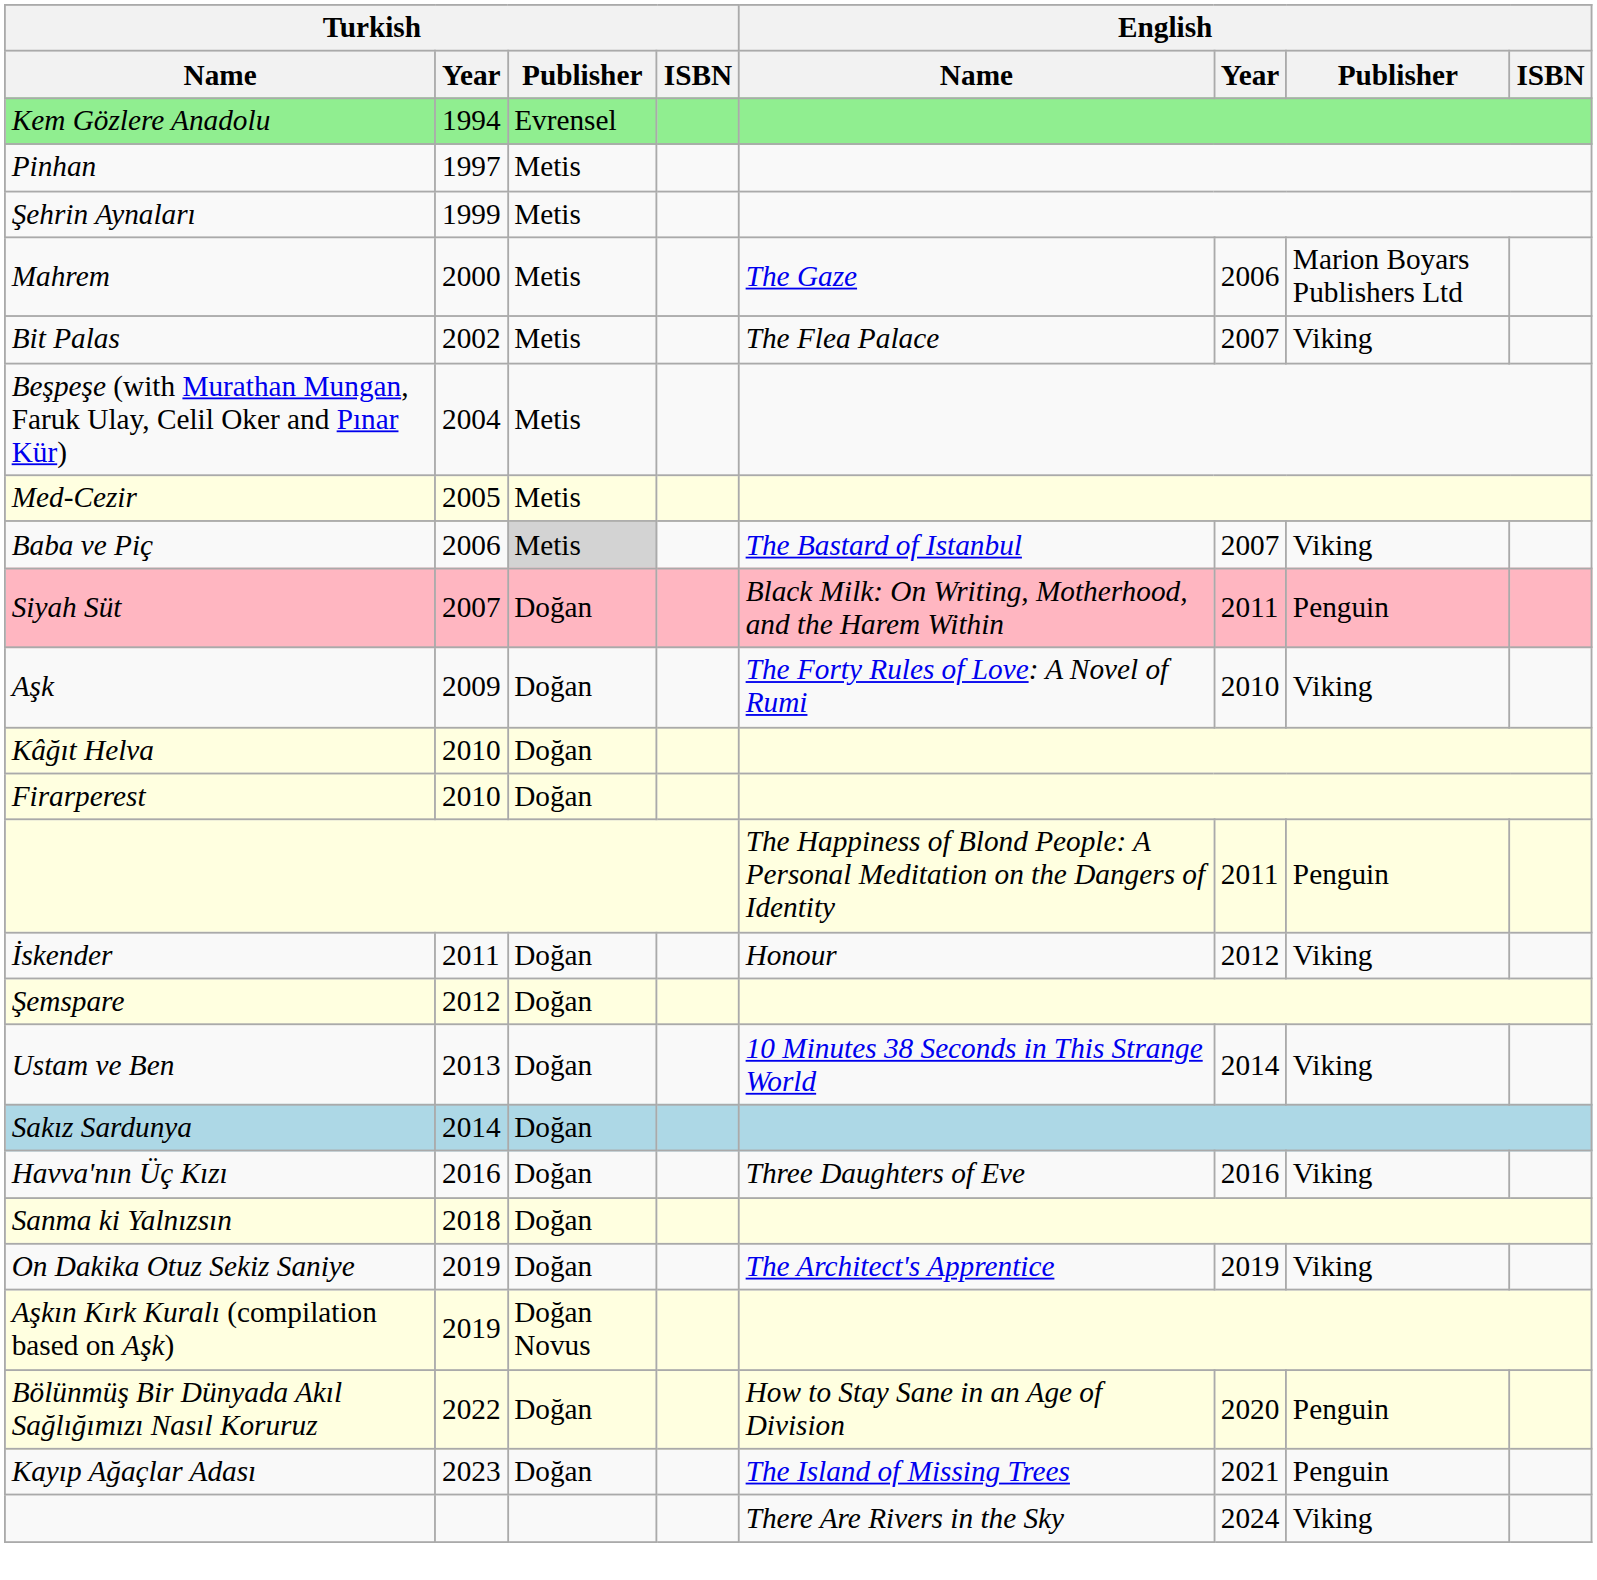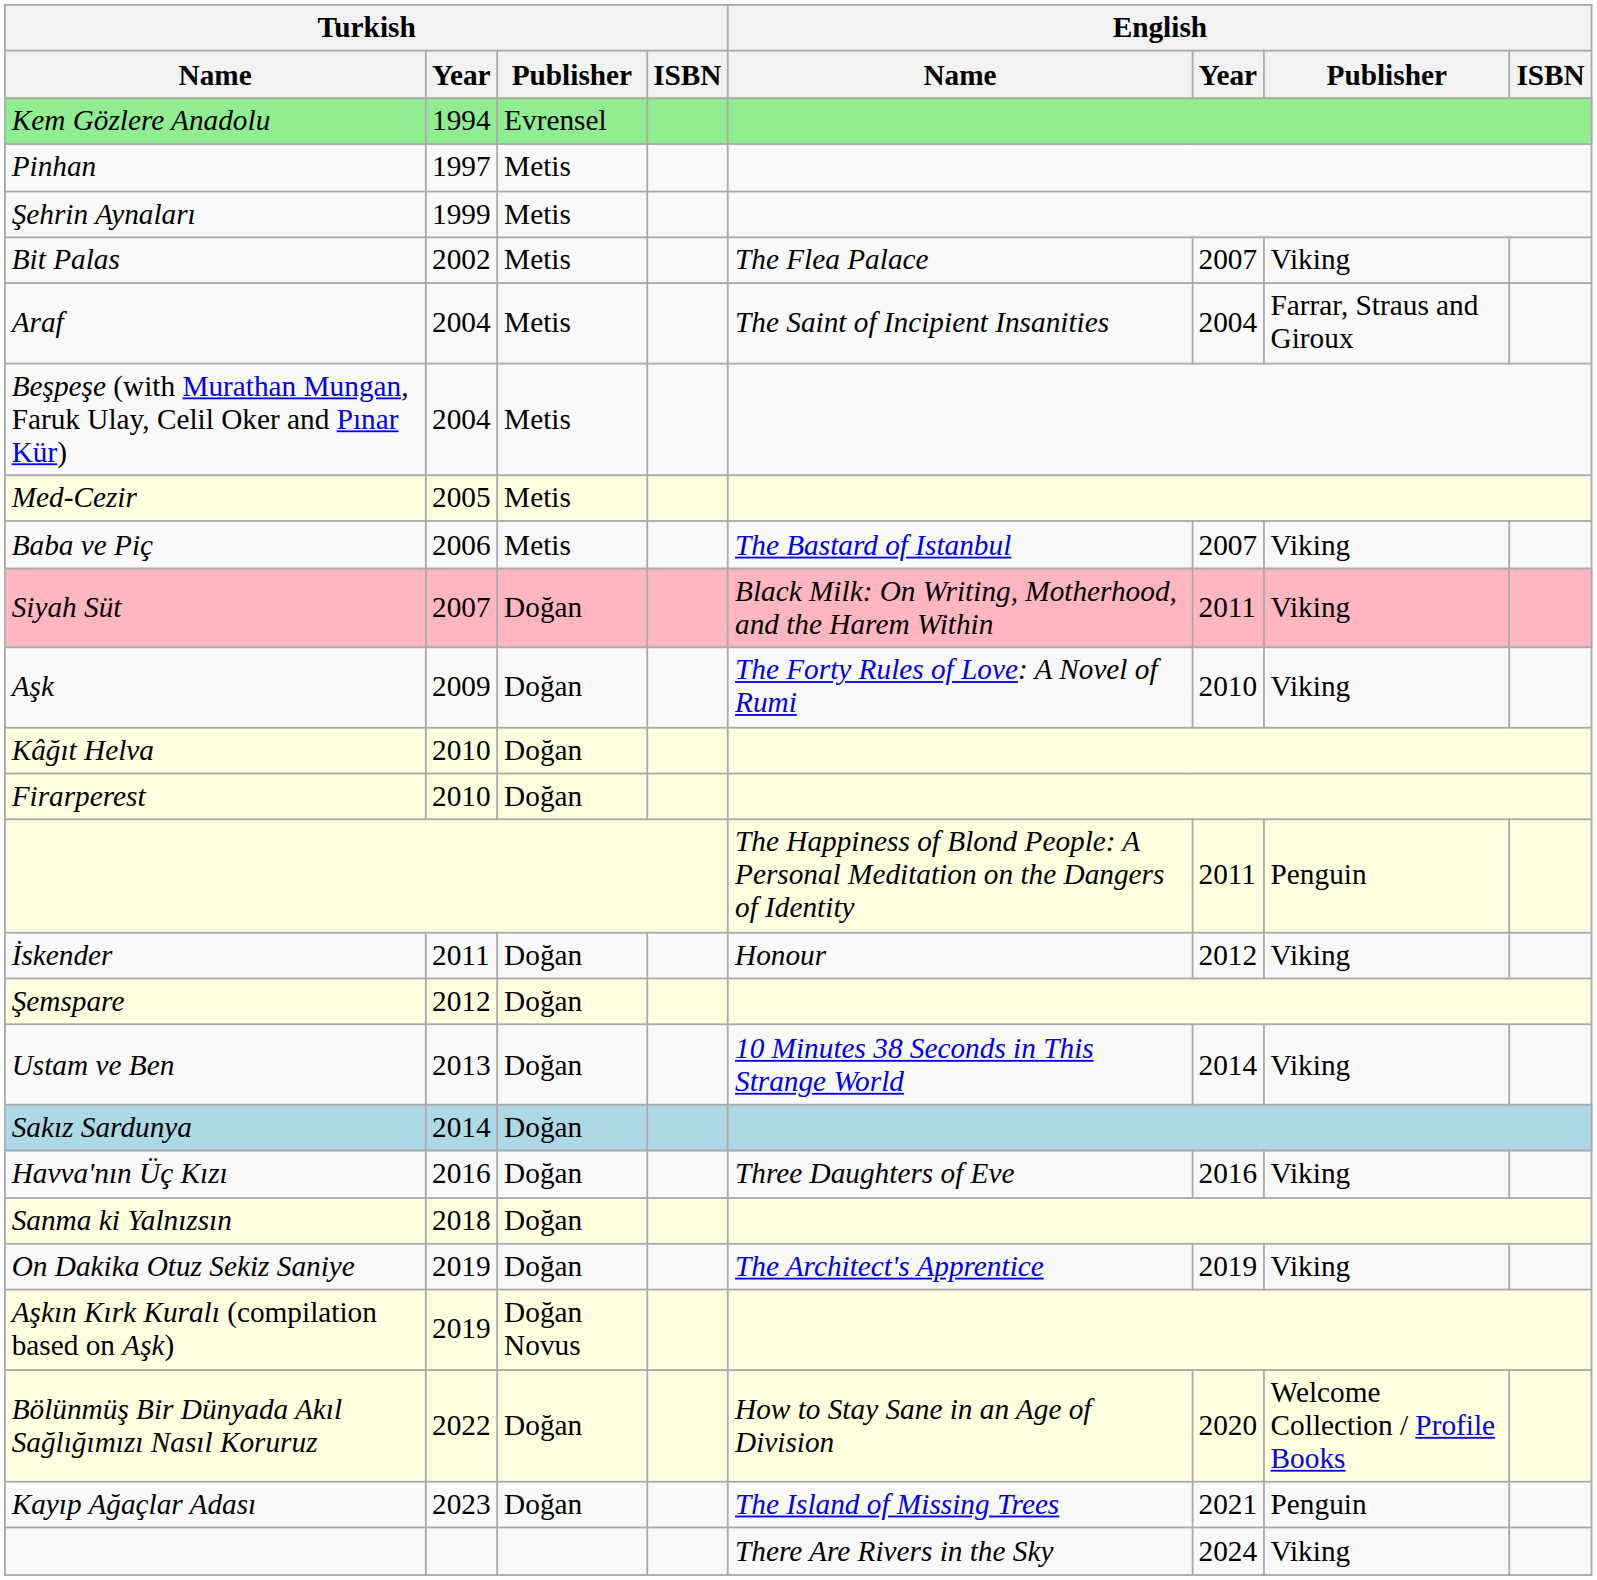- row: (61, 276)
+ row: (38, 322)
(547, 544) lightgrey background -> (537, 544) no background
(1341, 607) Penguin -> (1310, 607) Viking
(1341, 1408) Penguin -> (1383, 1425) Welcome Collection / Profile Books
